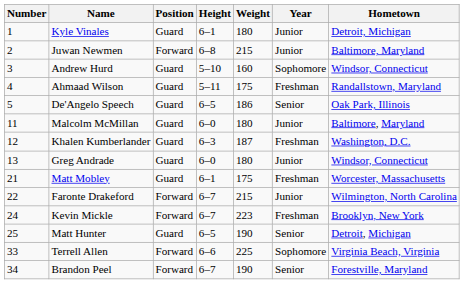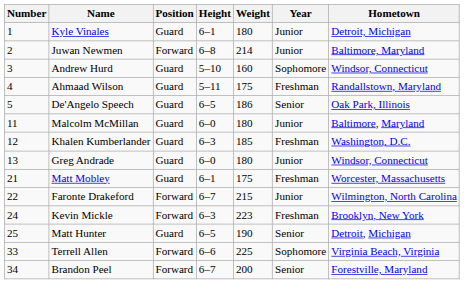(244, 50) 215 -> (244, 50) 214
(244, 141) 187 -> (244, 141) 185
(207, 215) 6–7 -> (207, 215) 6–3
(244, 269) 190 -> (244, 269) 200
